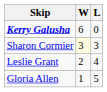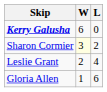(96, 45) 3 -> (96, 45) 2
(96, 78) 5 -> (96, 78) 6
